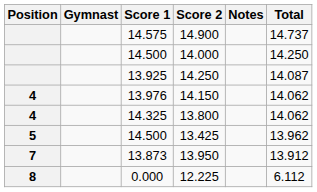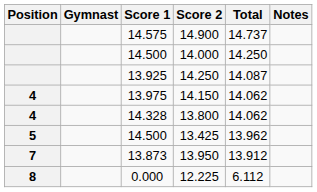columns swapped: (289, 15) <-> (246, 15)
(147, 96) 13.976 -> (147, 96) 13.975
(147, 116) 14.325 -> (147, 116) 14.328
